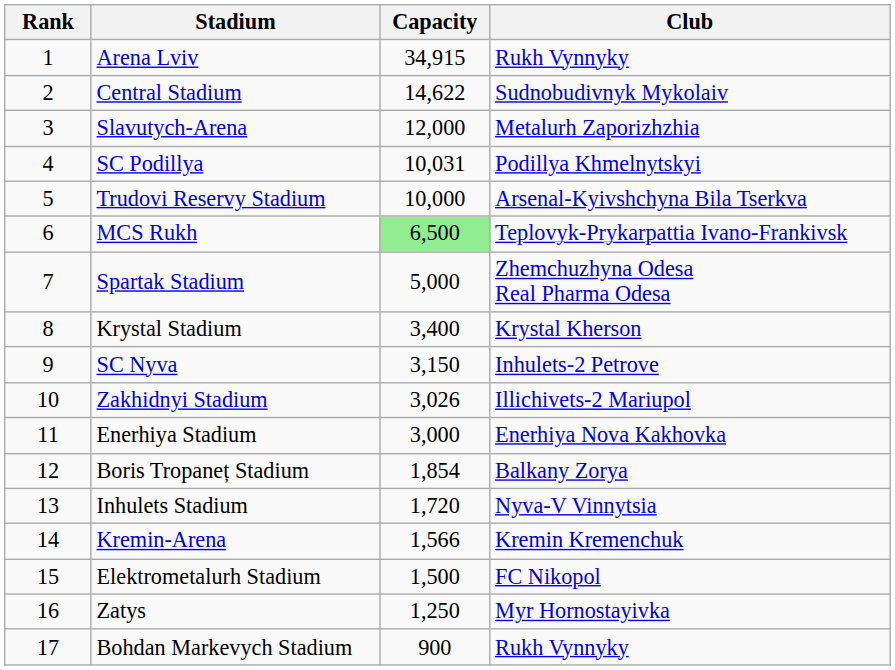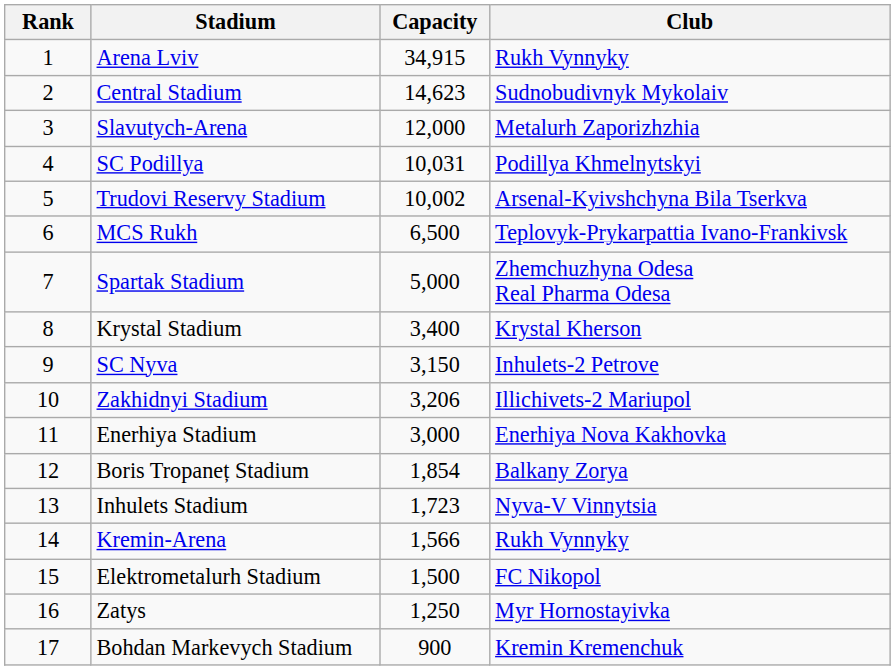(435, 92) 14,622 -> (435, 92) 14,623
(435, 198) 10,000 -> (435, 198) 10,002
(435, 233) lightgreen background -> (435, 233) no background
(435, 399) 3,026 -> (435, 399) 3,206
(435, 505) 1,720 -> (435, 505) 1,723
(589, 540) Kremin Kremenchuk -> (562, 540) Rukh Vynnyky
(562, 646) Rukh Vynnyky -> (589, 646) Kremin Kremenchuk
